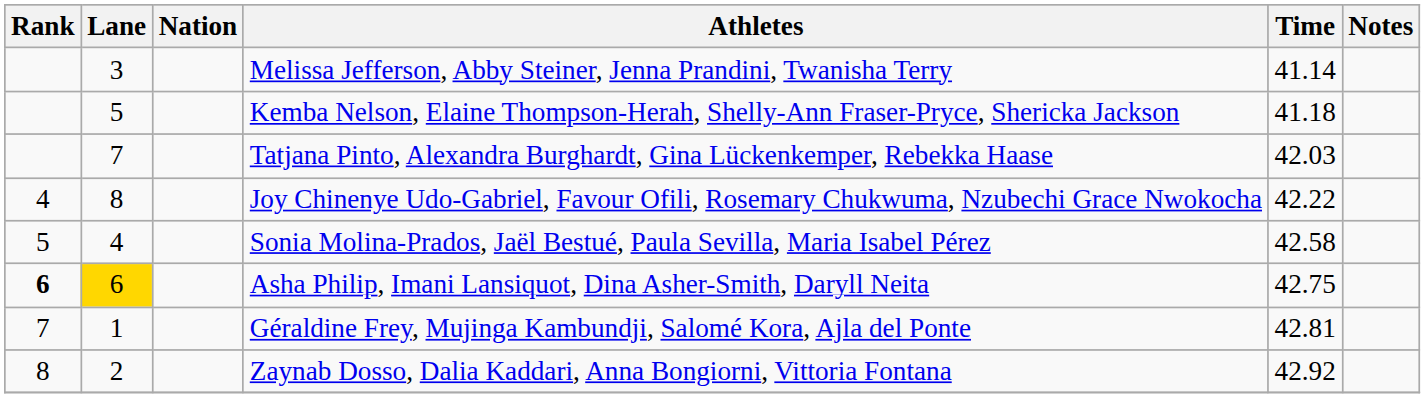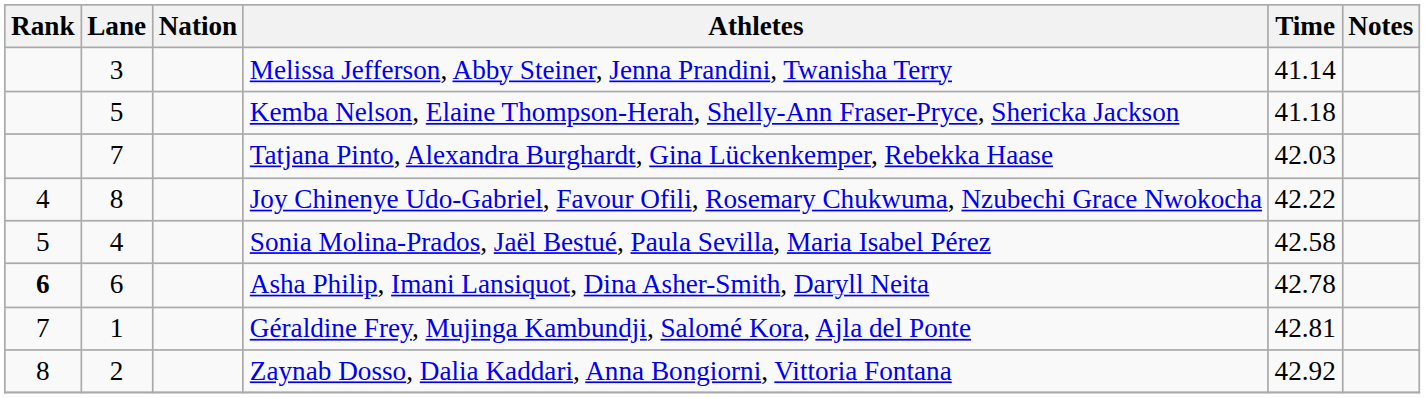(117, 284) gold background -> (117, 284) no background
(1305, 284) 42.75 -> (1305, 284) 42.78
